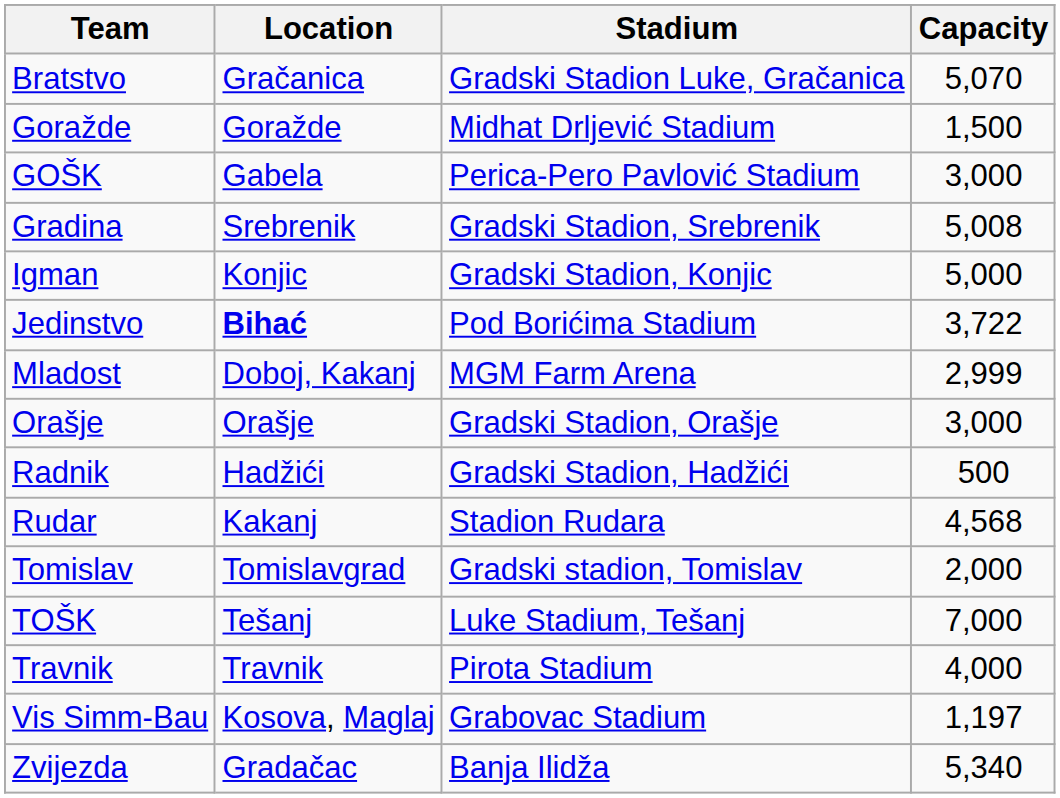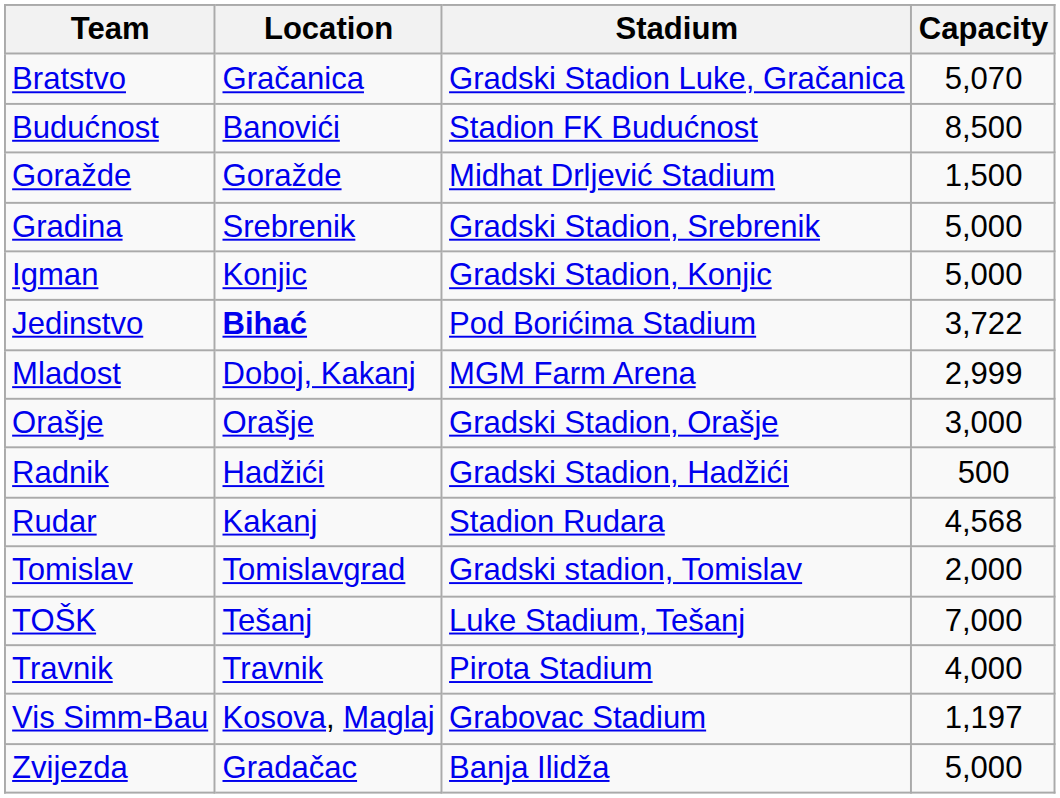+ row: (85, 127)
- row: (57, 176)
(984, 226) 5,008 -> (984, 226) 5,000
(984, 767) 5,340 -> (984, 767) 5,000
